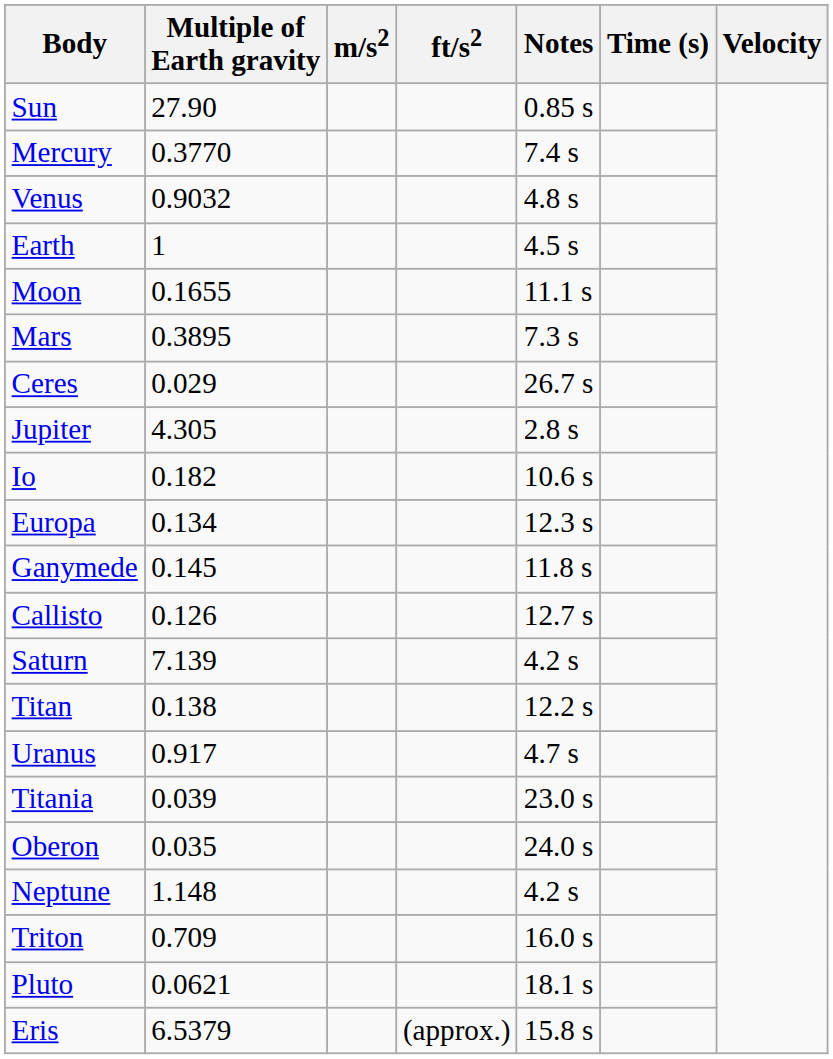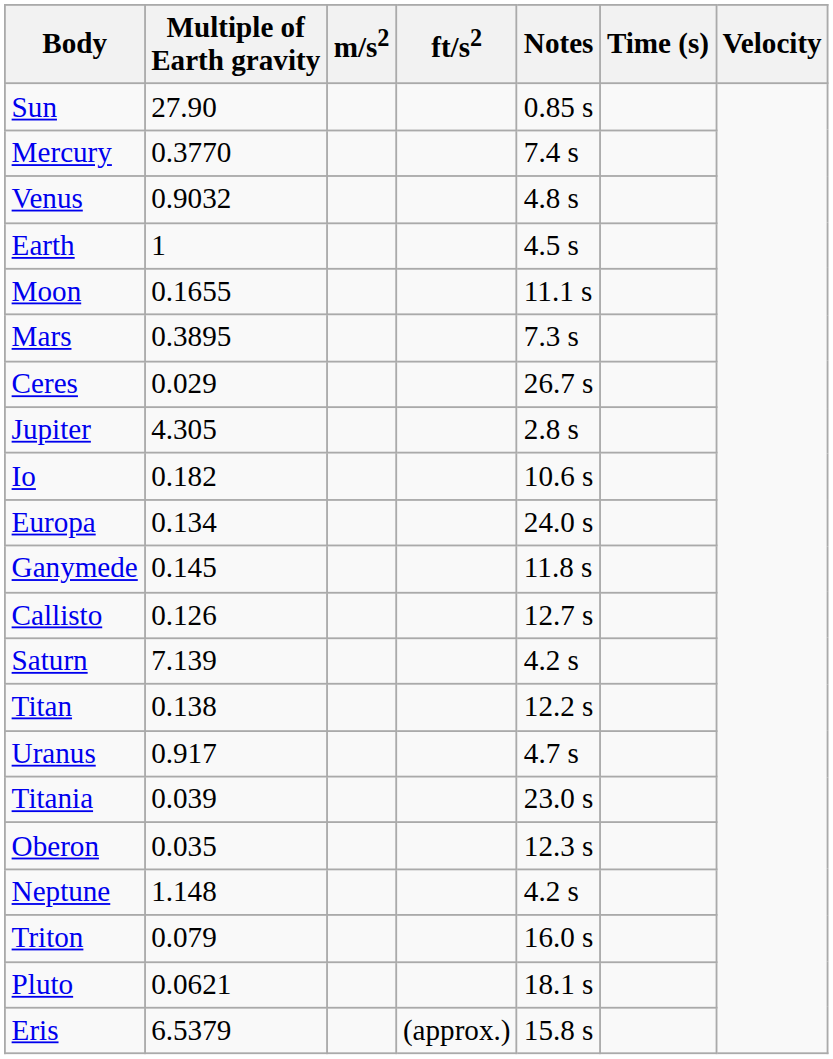(559, 522) 12.3 s -> (559, 522) 24.0 s
(559, 845) 24.0 s -> (559, 845) 12.3 s
(184, 937) 0.709 -> (184, 937) 0.079
